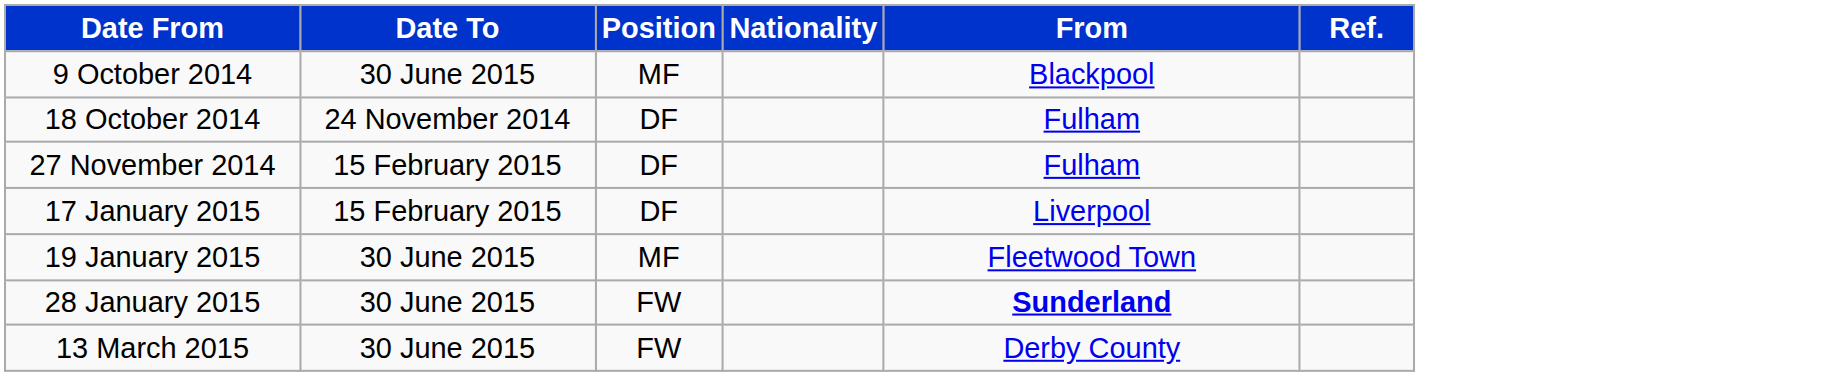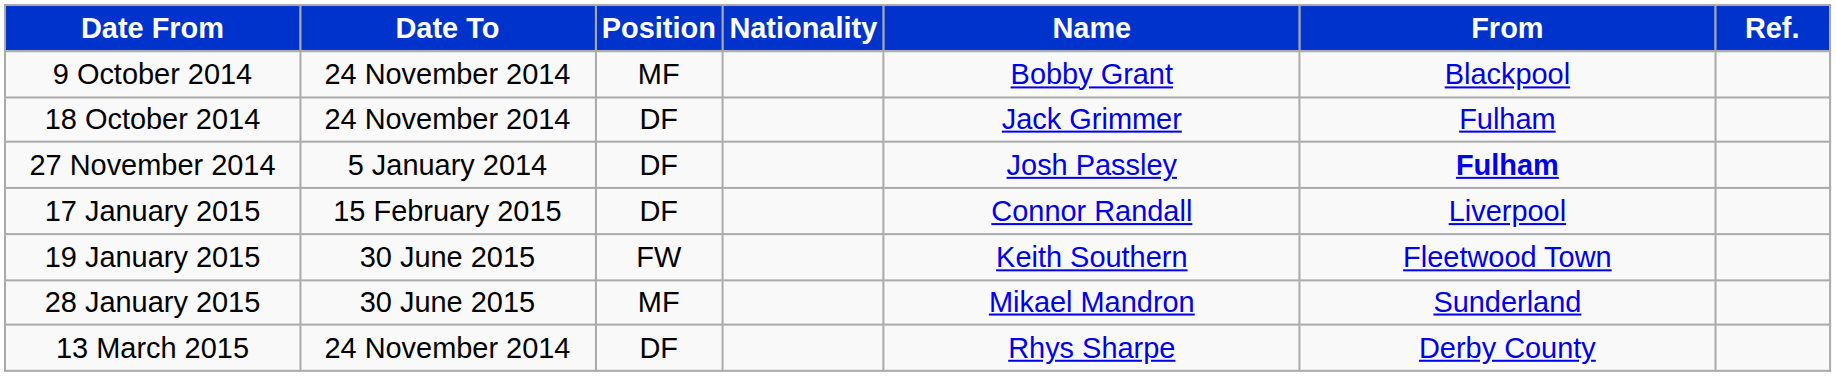+ column: (1092, 28)
(447, 74) 30 June 2015 -> (447, 74) 24 November 2014
(447, 165) 15 February 2015 -> (447, 165) 5 January 2014
(1092, 165) normal -> (1507, 165) bold
(659, 257) MF -> (659, 257) FW
(659, 303) FW -> (659, 303) MF
(1092, 303) bold -> (1507, 303) normal
(447, 348) 30 June 2015 -> (447, 348) 24 November 2014
(659, 348) FW -> (659, 348) DF
